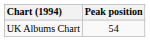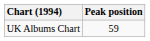(114, 28) 54 -> (114, 28) 59
